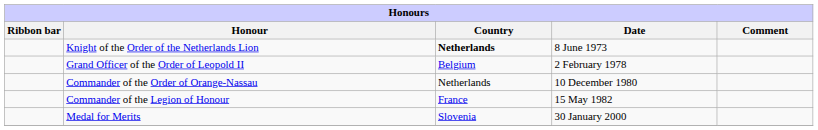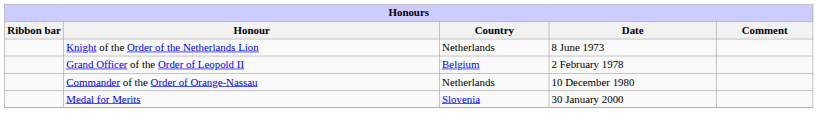(466, 47) bold -> (468, 47) normal
- row: (148, 99)
